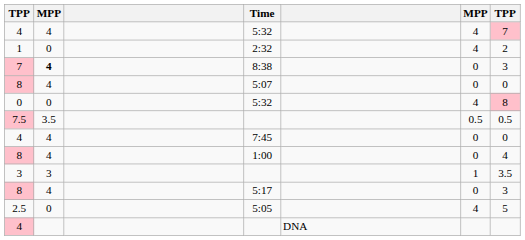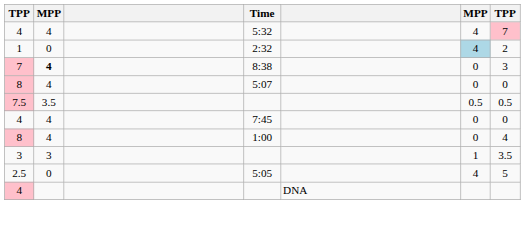(475, 48) no background -> (475, 48) lightblue background
- row: (19, 102)
- row: (19, 191)
